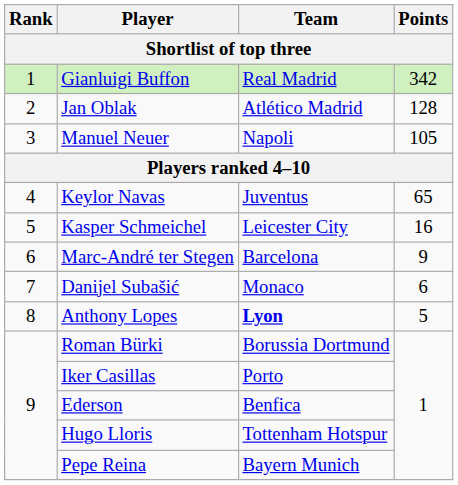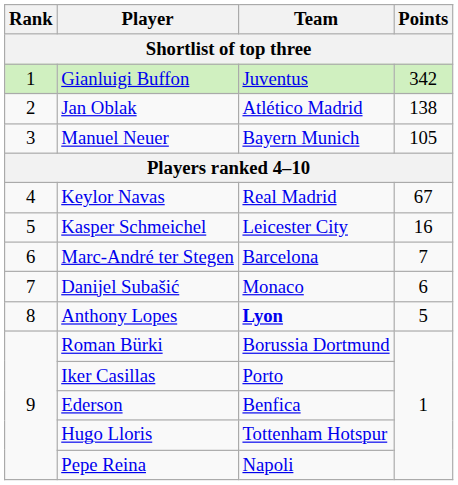(289, 78) Real Madrid -> (275, 78) Juventus
(423, 108) 128 -> (423, 108) 138
(268, 138) Napoli -> (301, 138) Bayern Munich
(275, 197) Juventus -> (289, 197) Real Madrid
(423, 197) 65 -> (423, 197) 67
(423, 256) 9 -> (423, 256) 7
(301, 464) Bayern Munich -> (268, 464) Napoli
